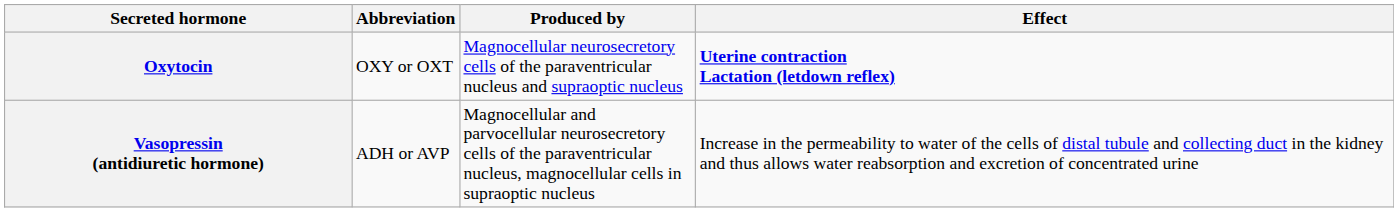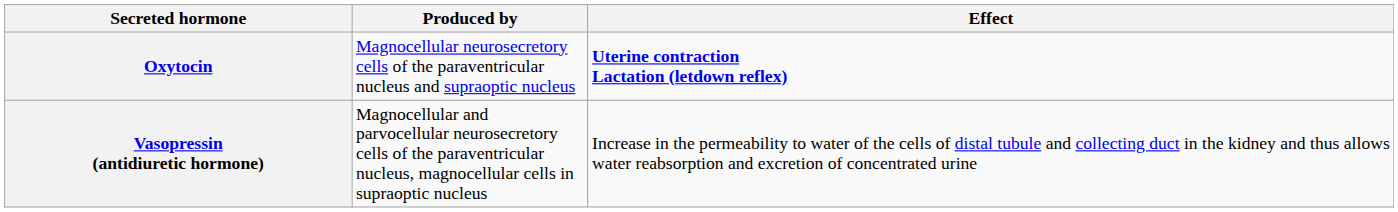- column: (406, 18)
